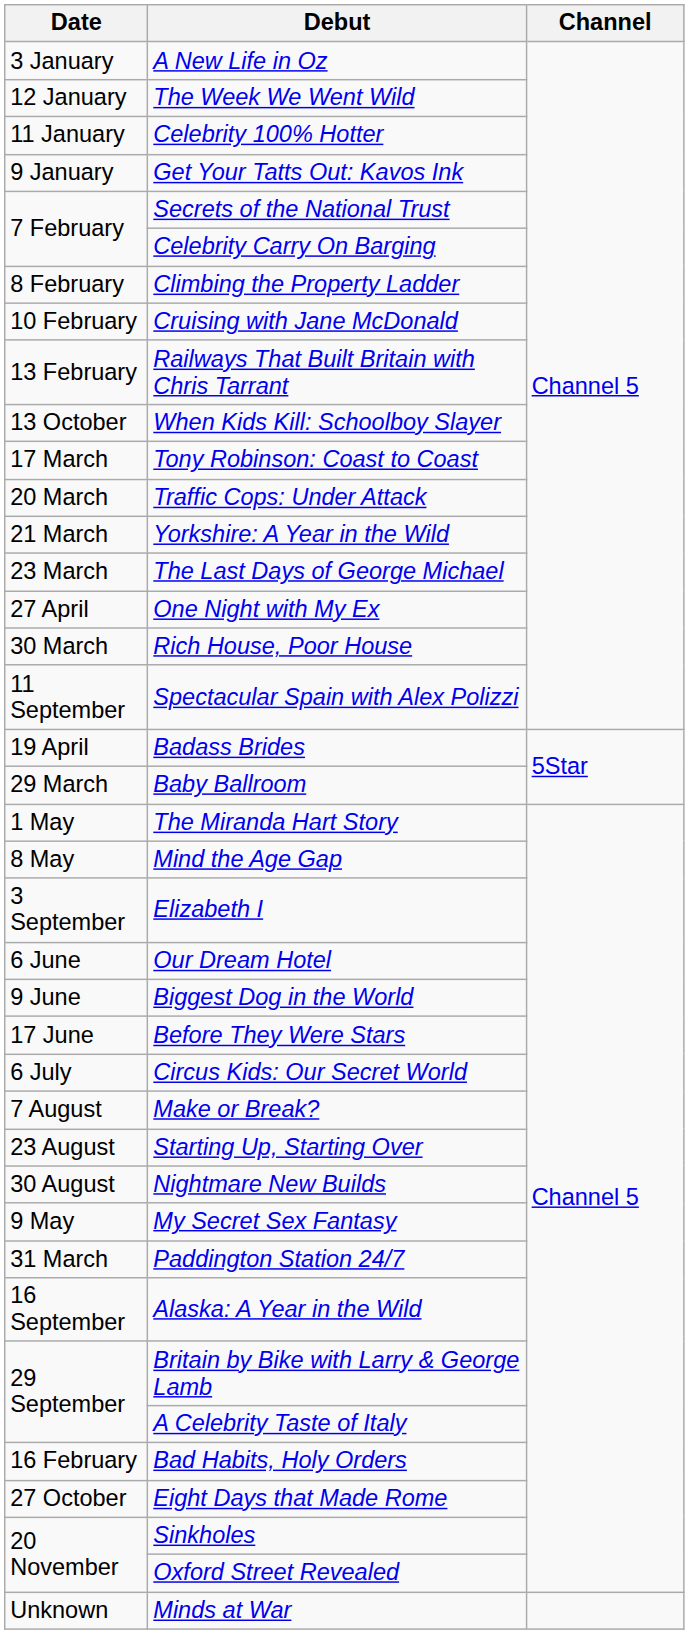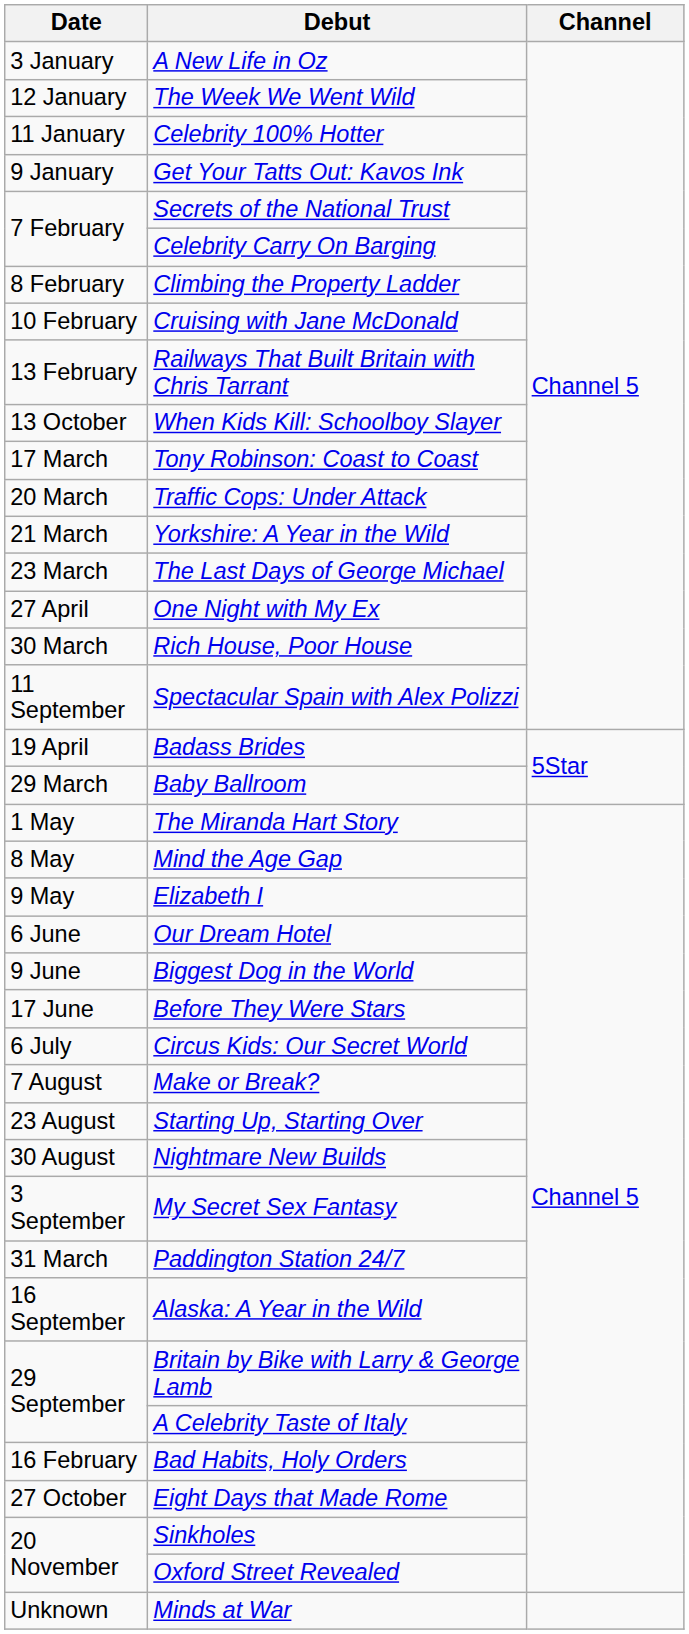(68, 909) 3 September -> (42, 896) 9 May
(42, 1221) 9 May -> (68, 1208) 3 September
